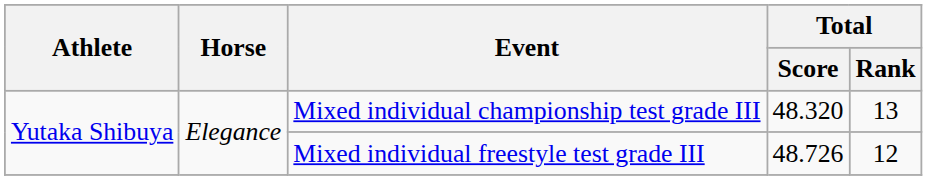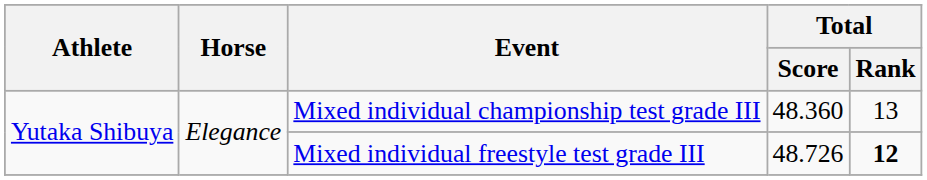(808, 111) 48.320 -> (808, 111) 48.360
(886, 153) normal -> (886, 153) bold
